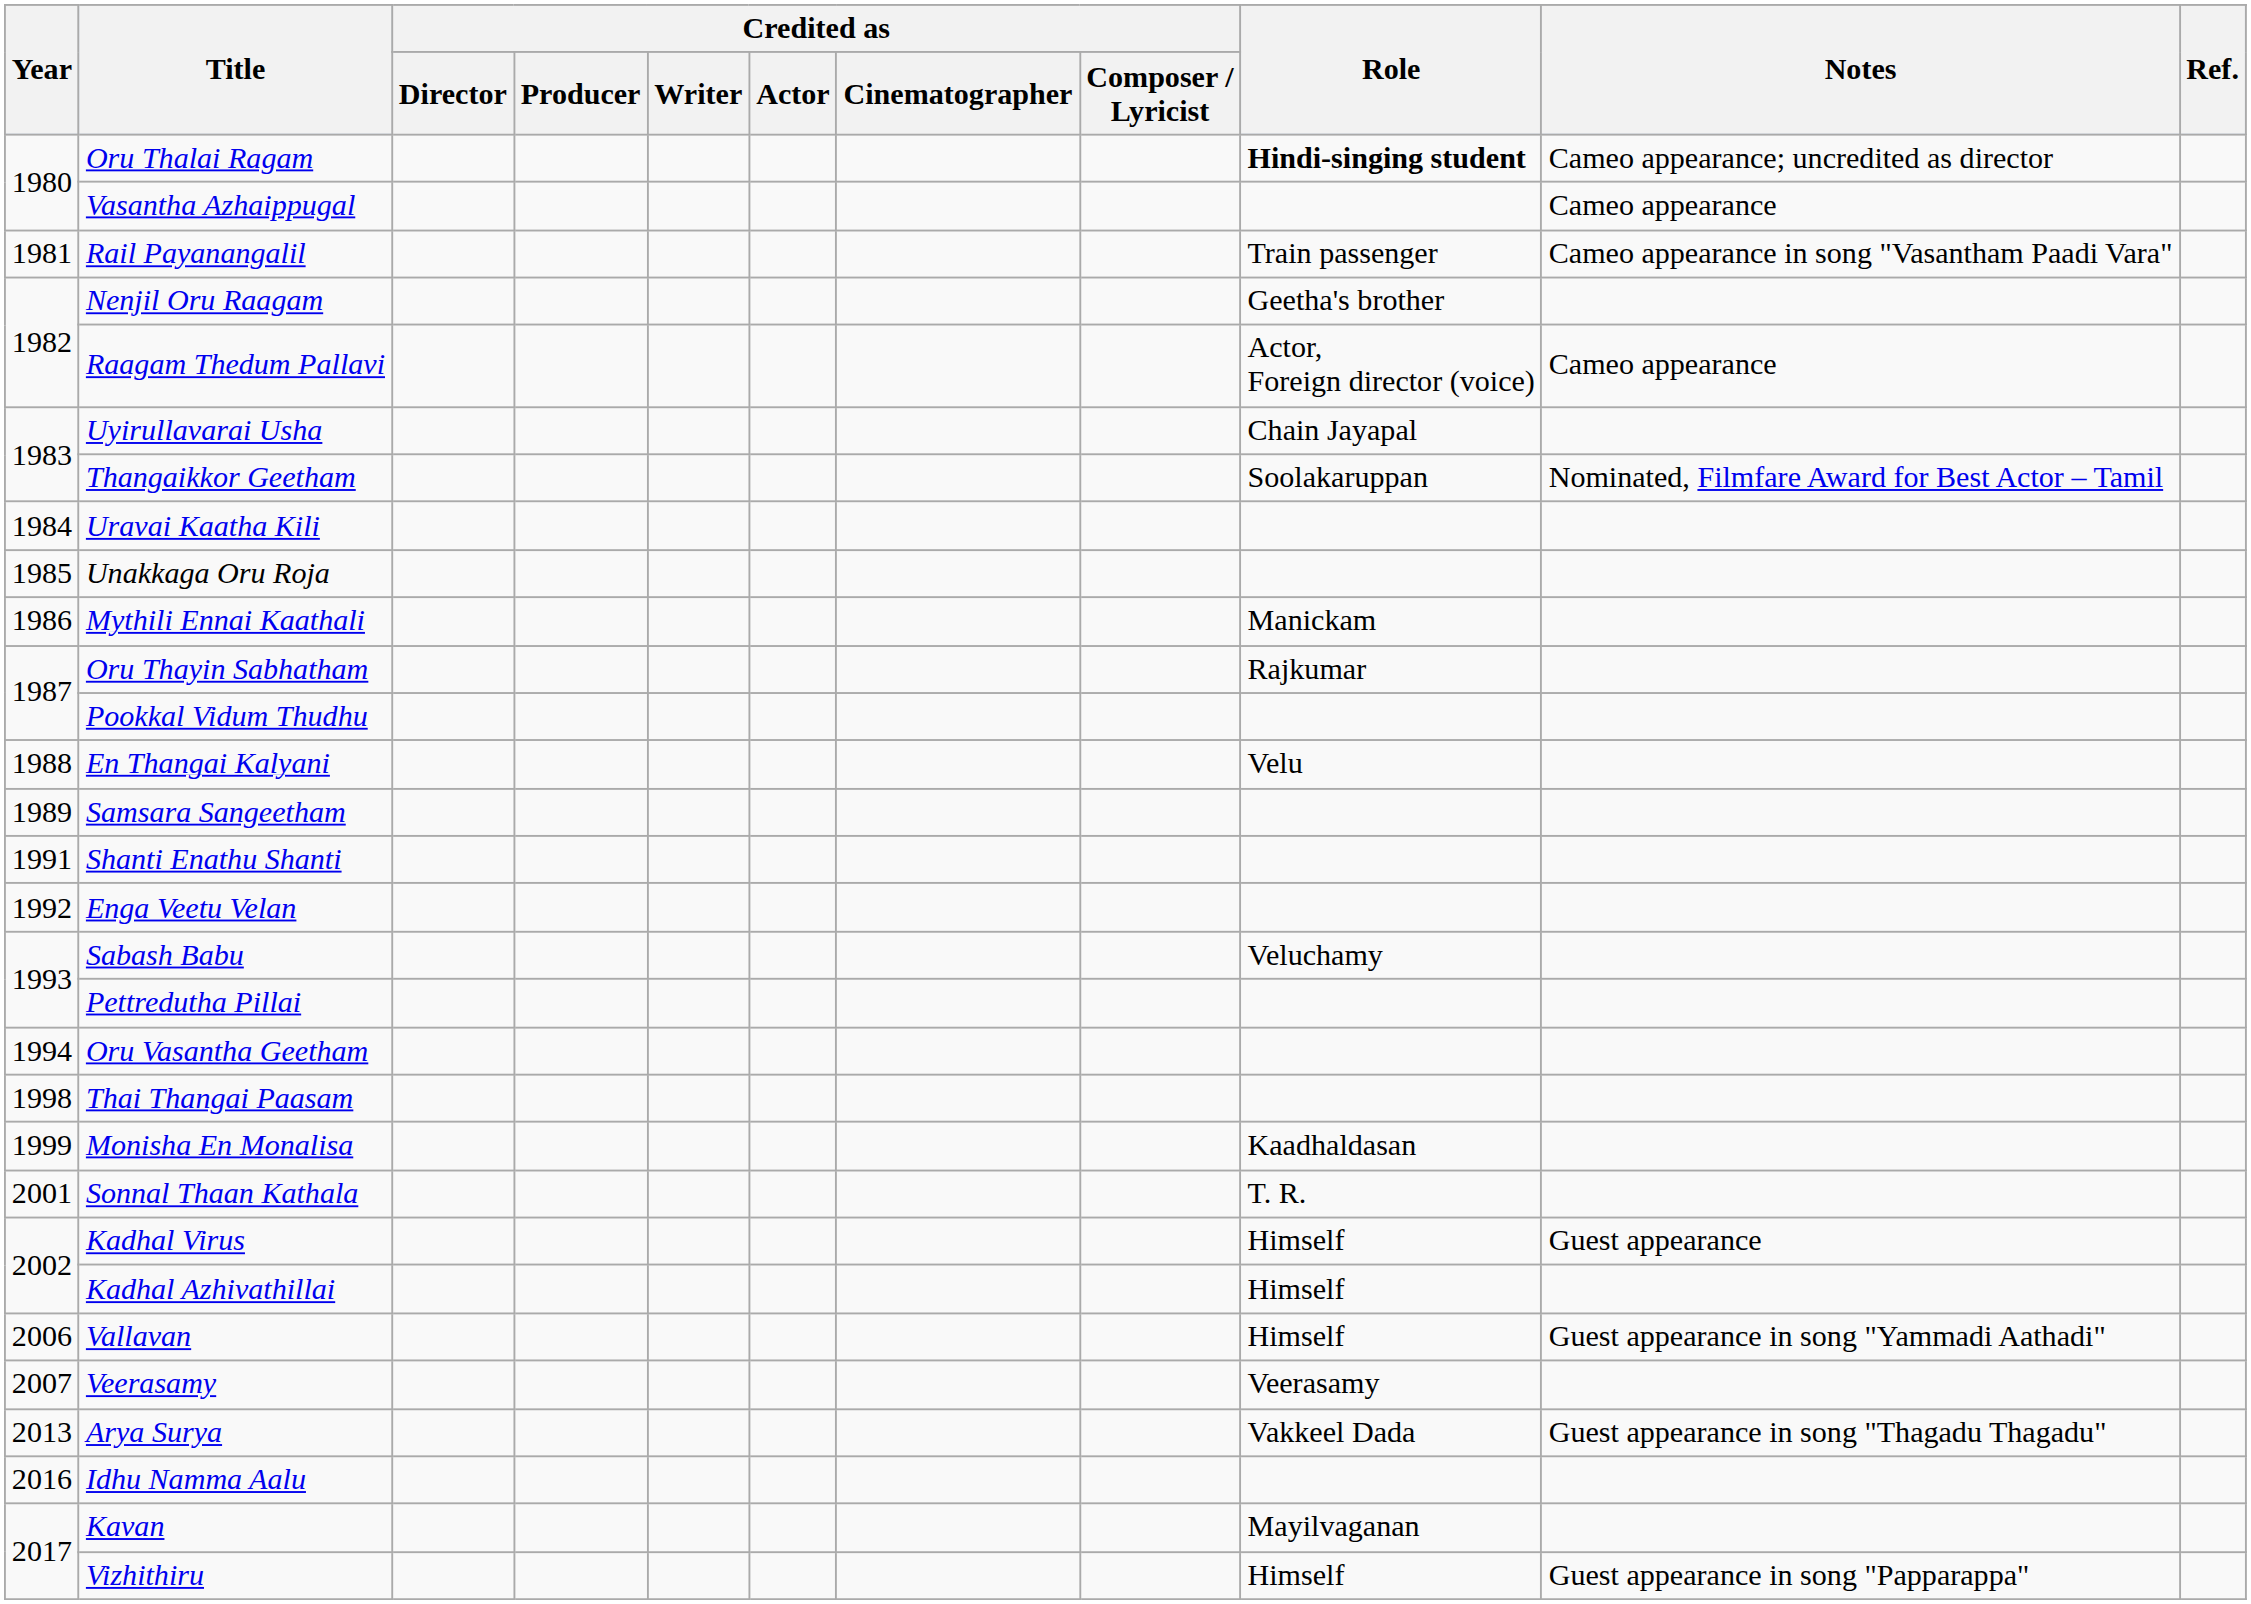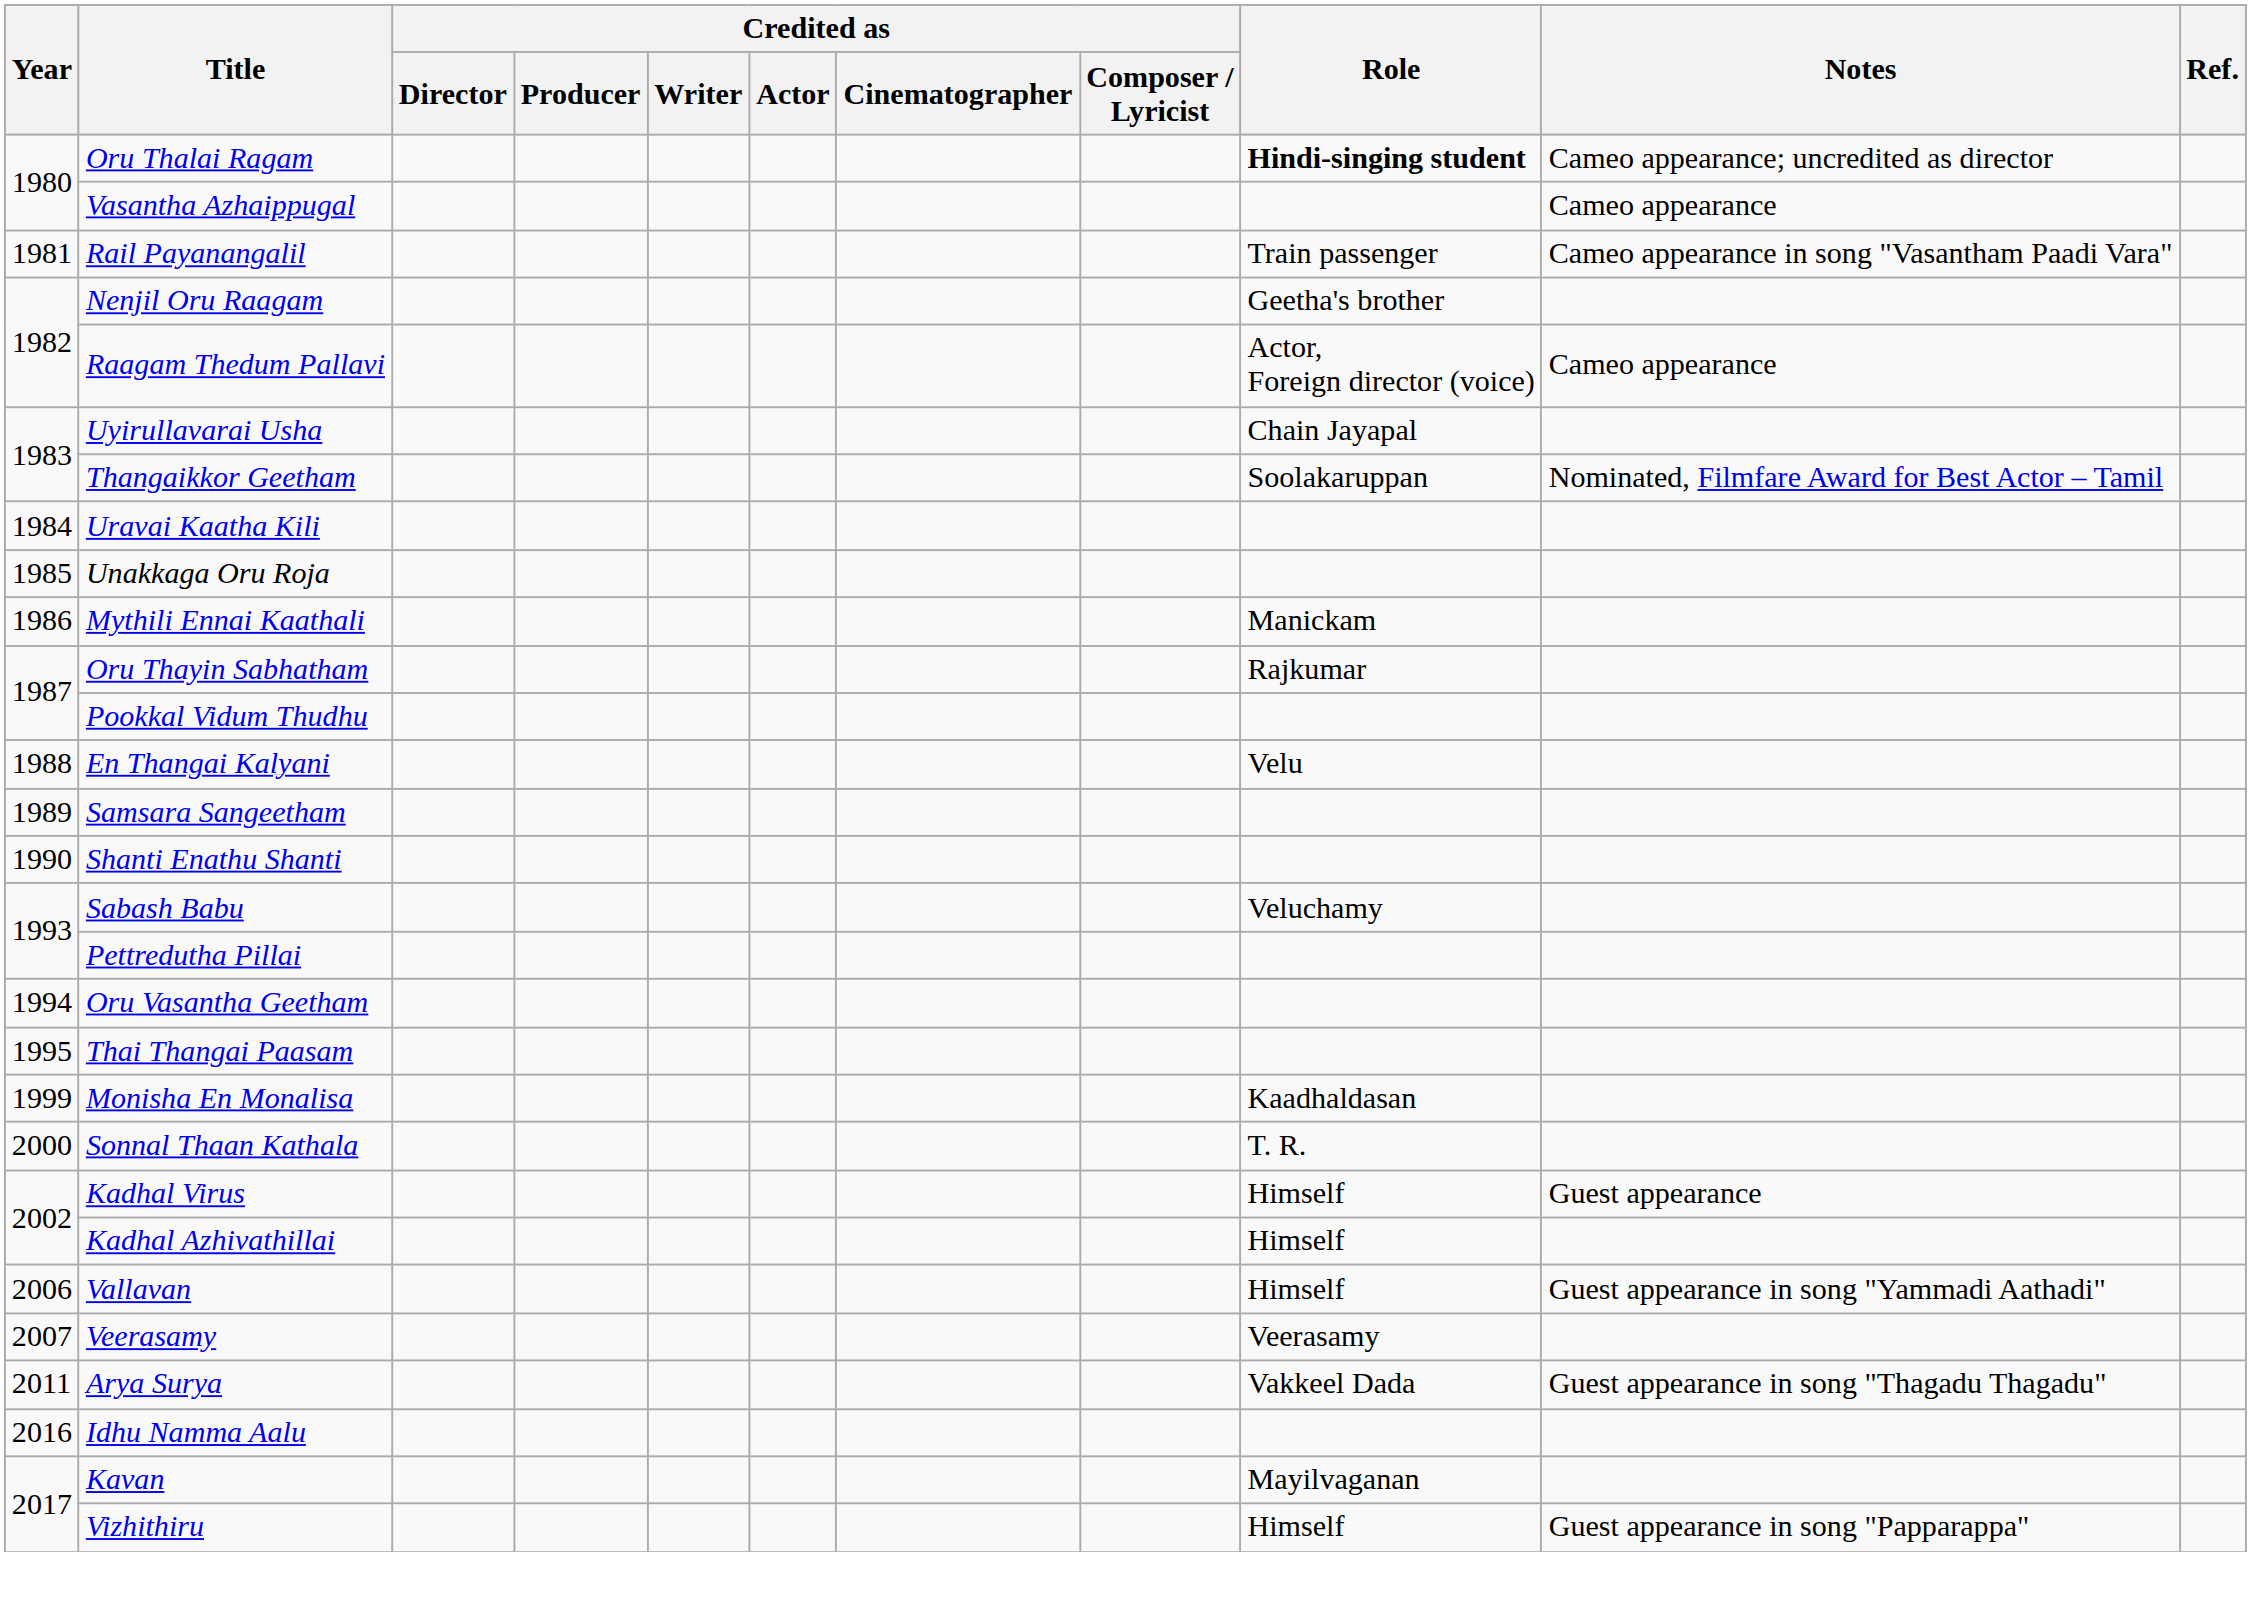(42, 859) 1991 -> (42, 859) 1990
- row: (191, 907)
(42, 1097) 1998 -> (42, 1050) 1995
(42, 1193) 2001 -> (42, 1145) 2000
(42, 1431) 2013 -> (41, 1384) 2011
